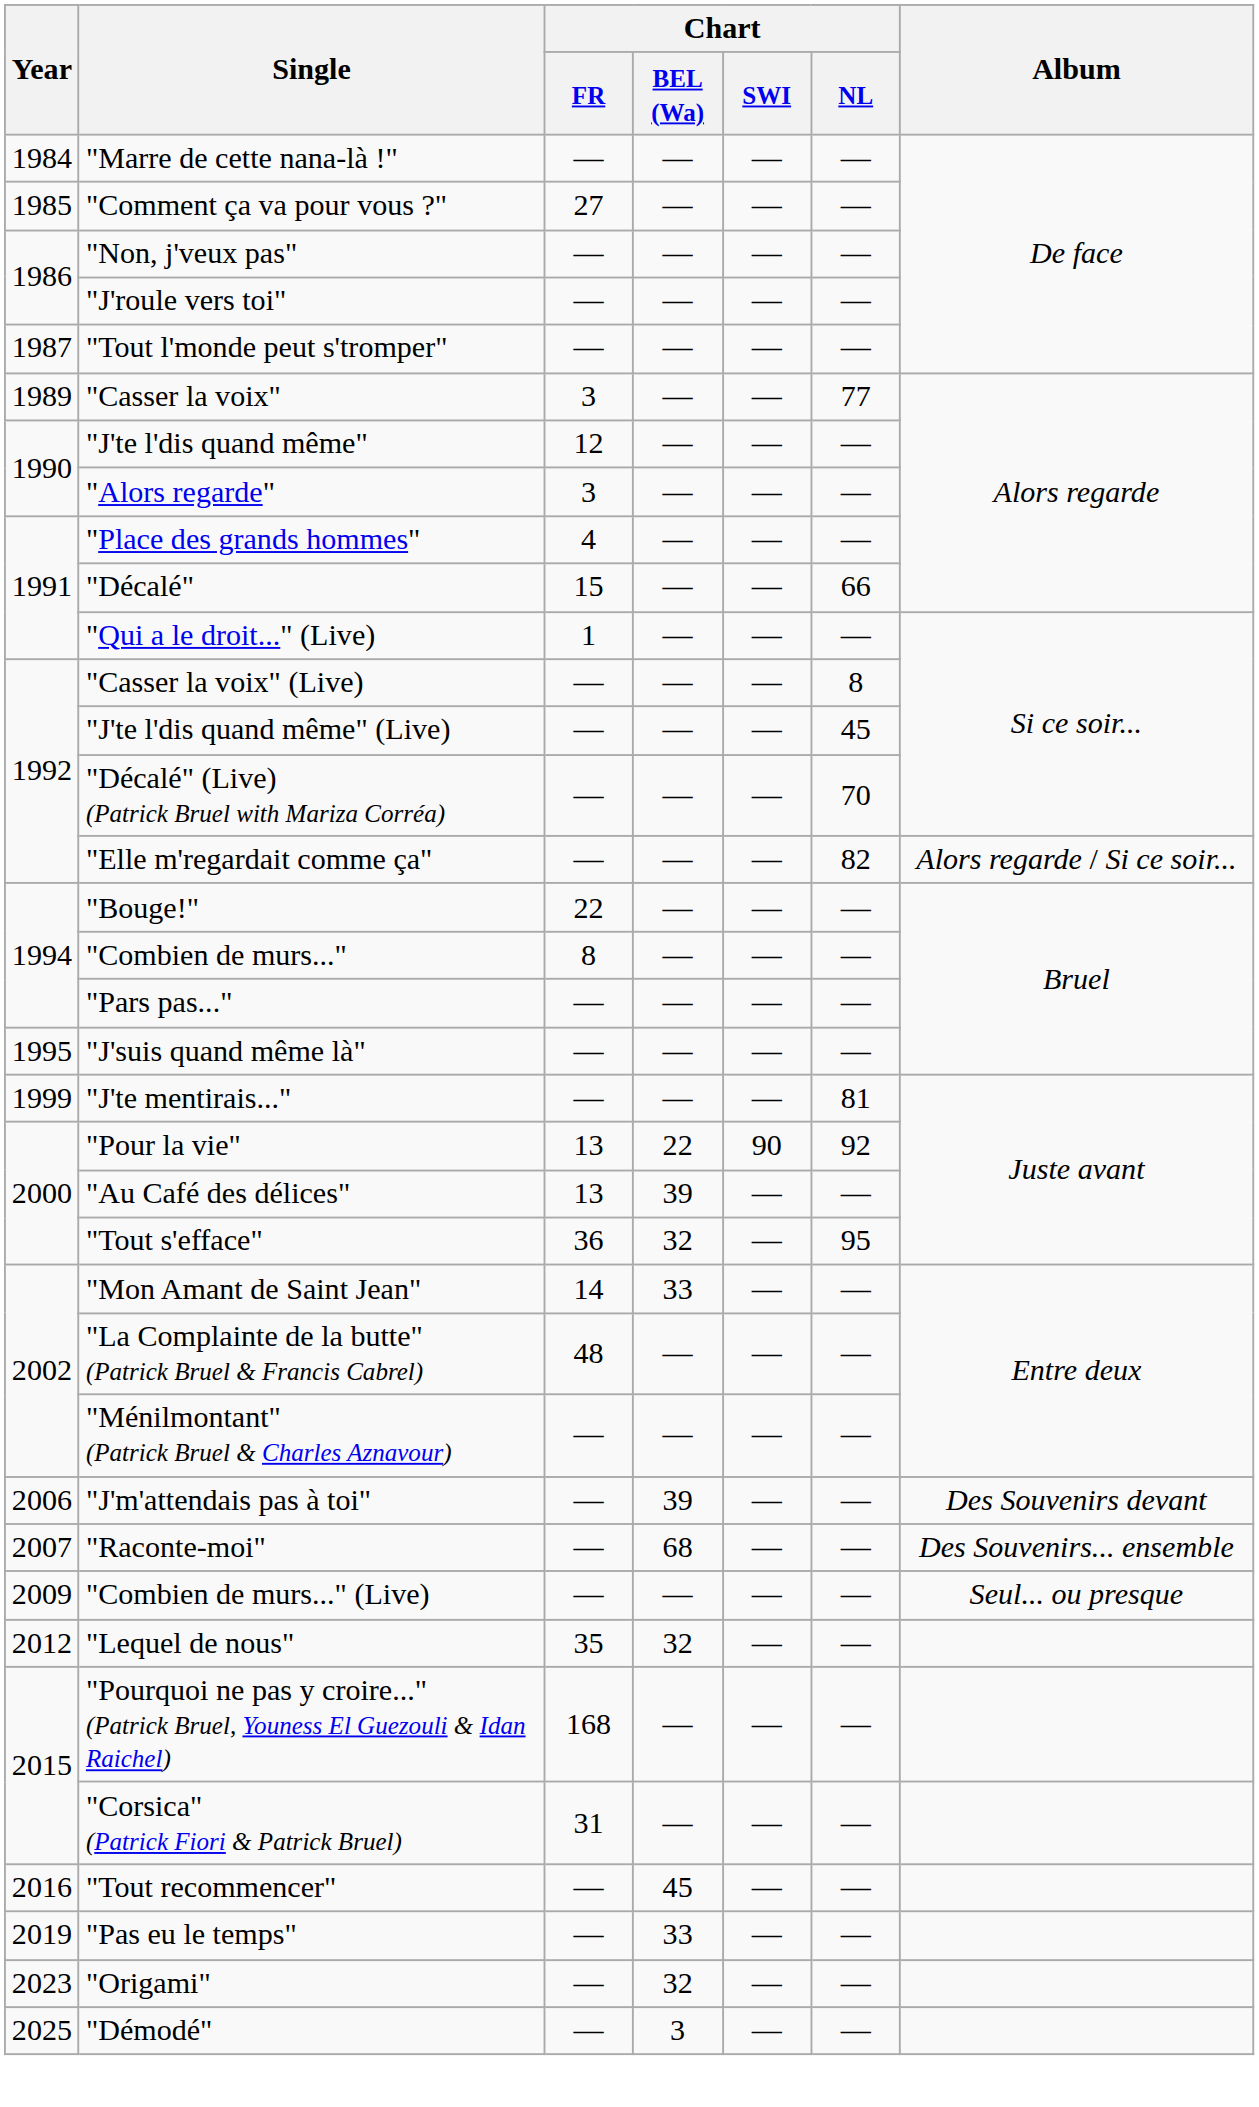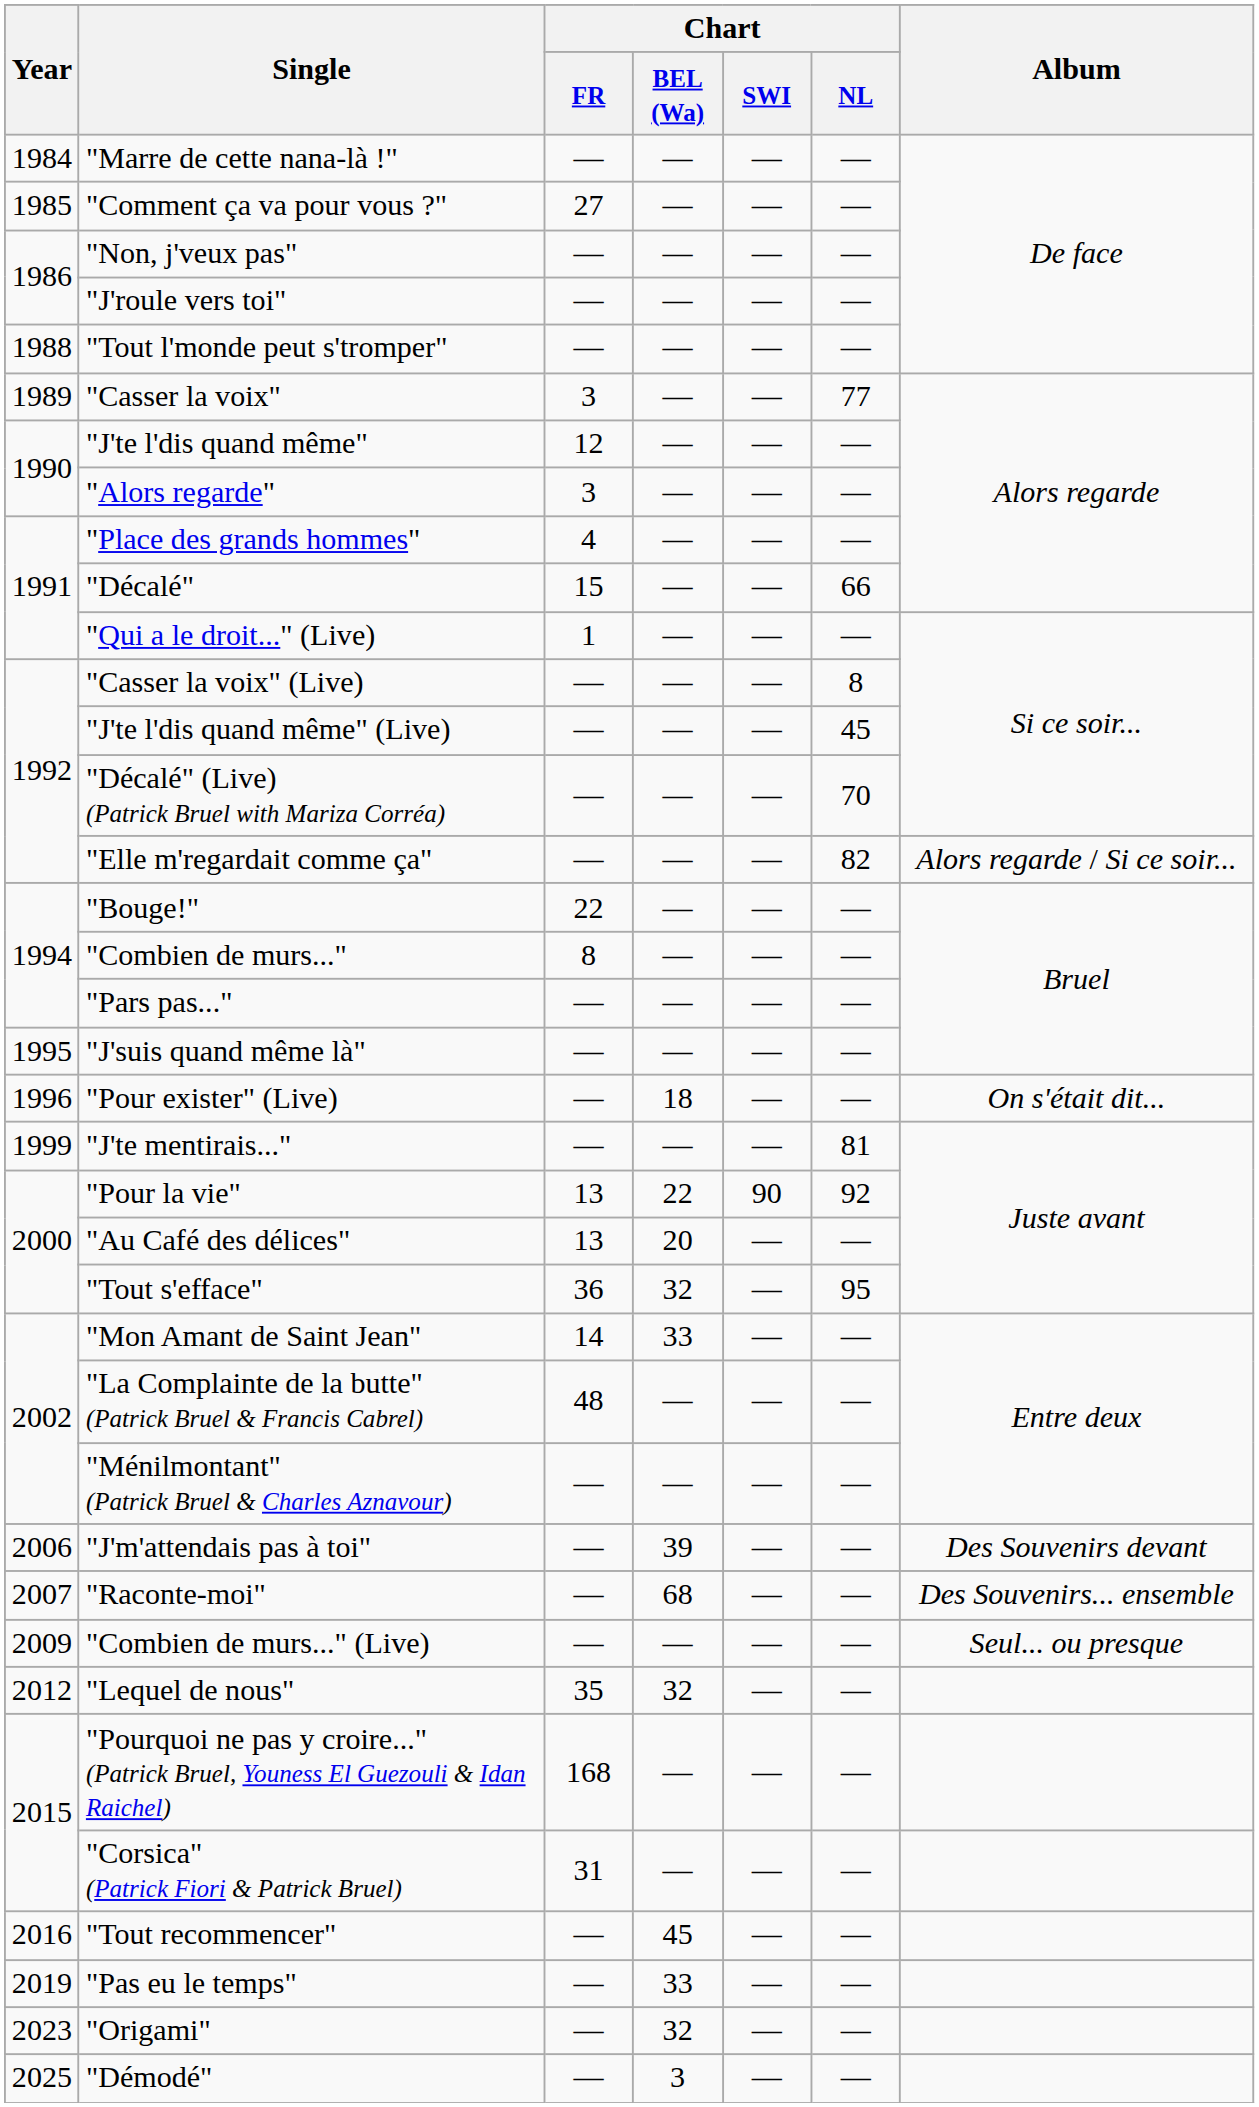(42, 348) 1987 -> (42, 348) 1988
+ row: (212, 1097)
(678, 1193) 39 -> (678, 1240) 20
